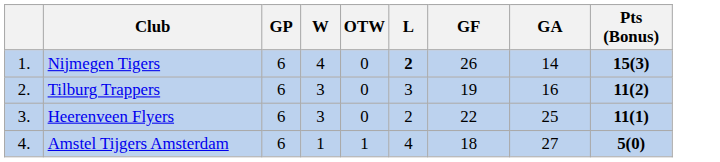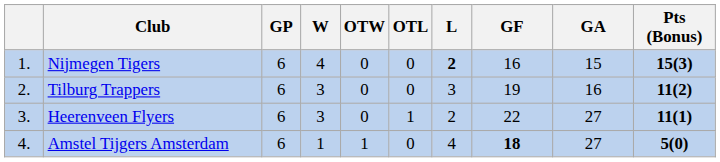+ column: (410, 27)
(469, 63) 26 -> (512, 63) 16
(550, 63) 14 -> (593, 63) 15
(550, 116) 25 -> (593, 116) 27
(469, 143) normal -> (512, 143) bold
